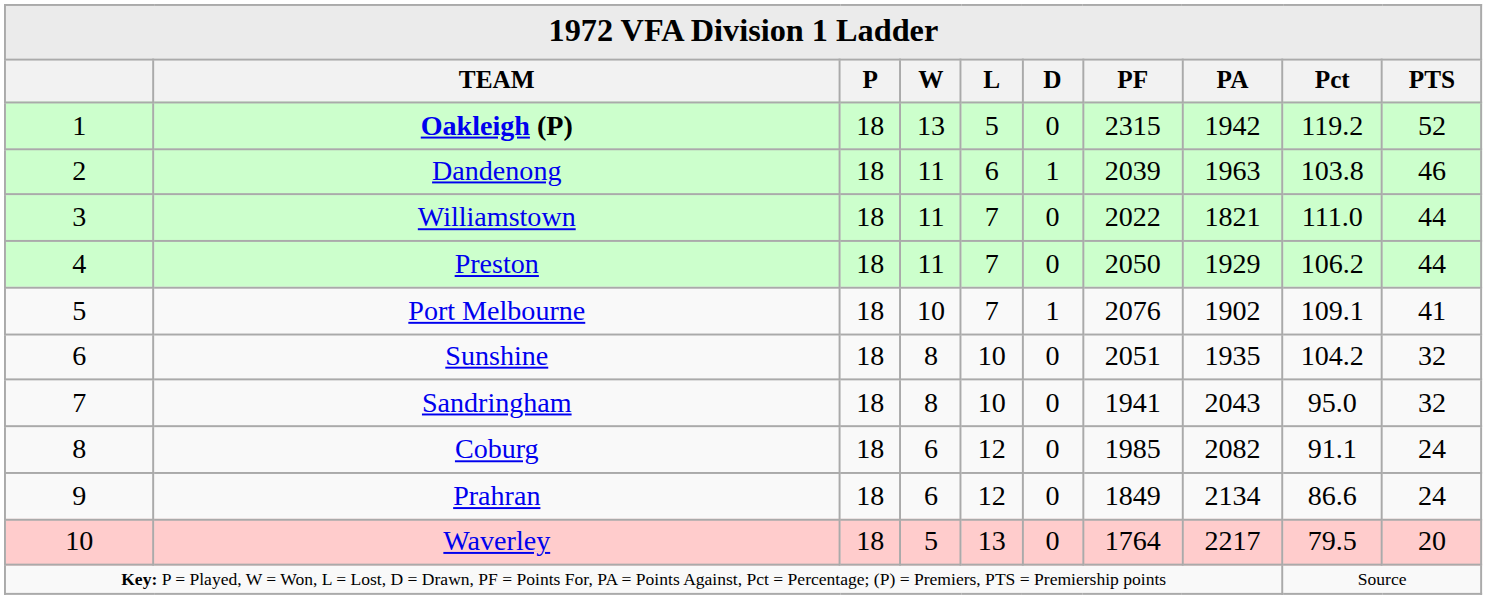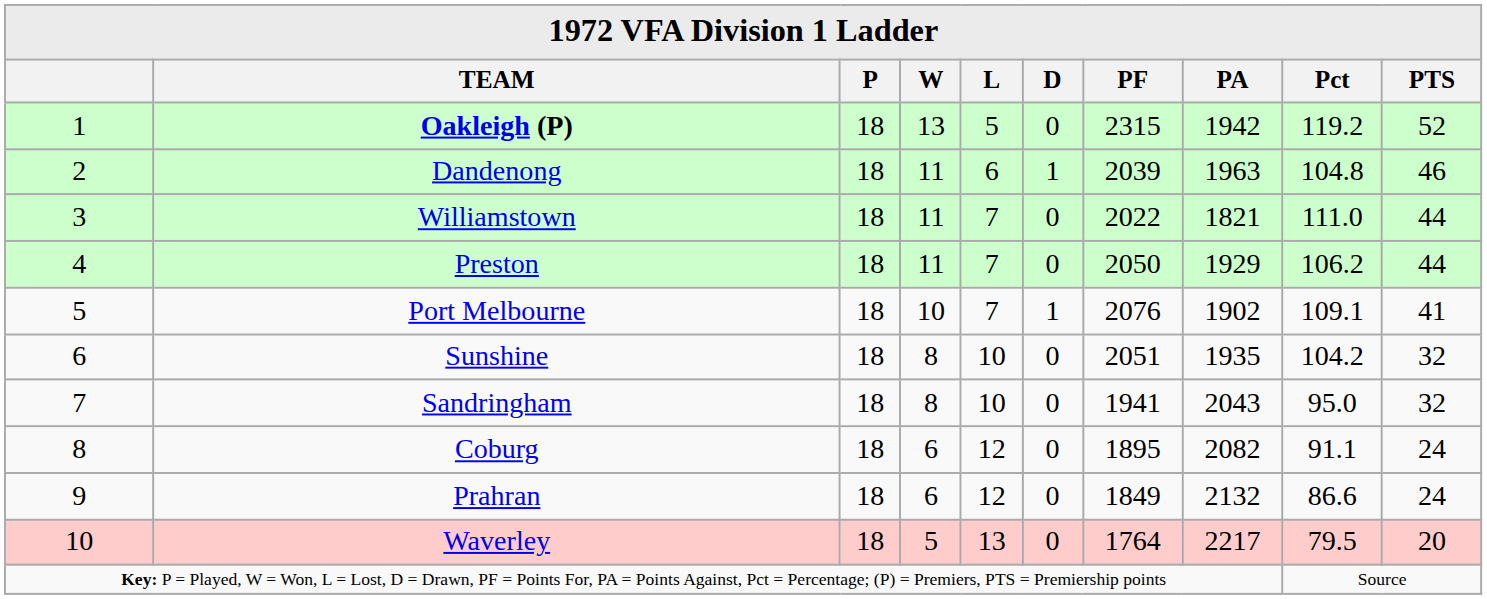(1332, 171) 103.8 -> (1332, 171) 104.8
(1133, 449) 1985 -> (1133, 449) 1895
(1233, 495) 2134 -> (1233, 495) 2132
